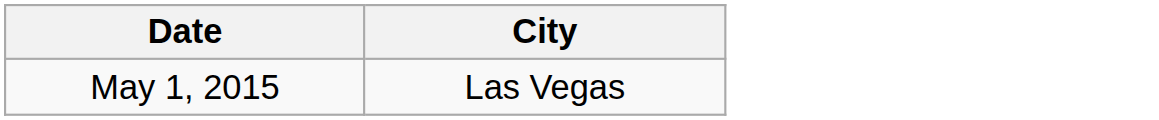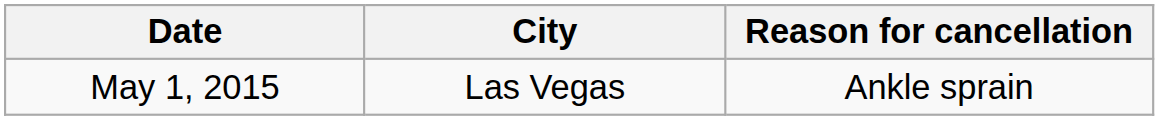+ column: (939, 31)
